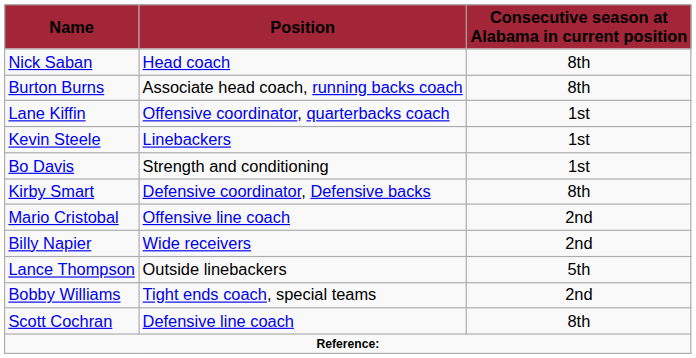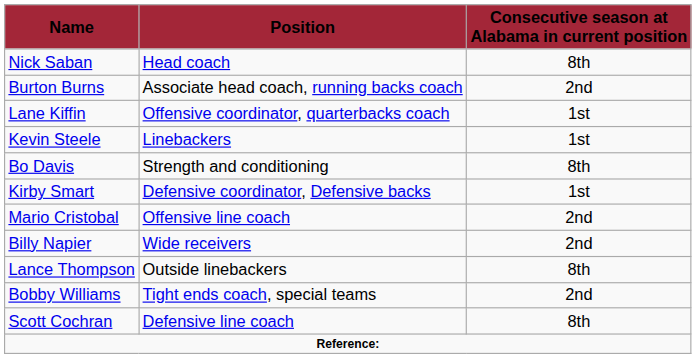(579, 88) 8th -> (579, 88) 2nd
(579, 166) 1st -> (579, 166) 8th
(579, 192) 8th -> (579, 192) 1st
(579, 270) 5th -> (579, 270) 8th
